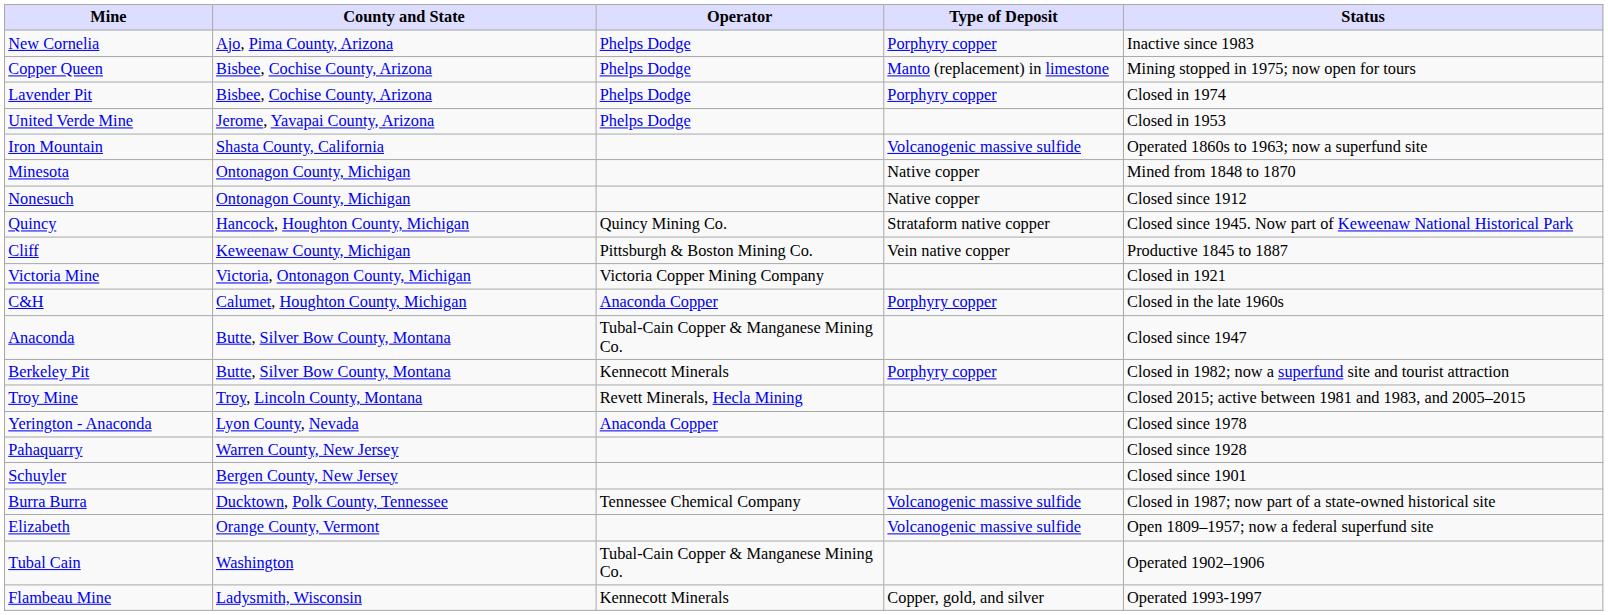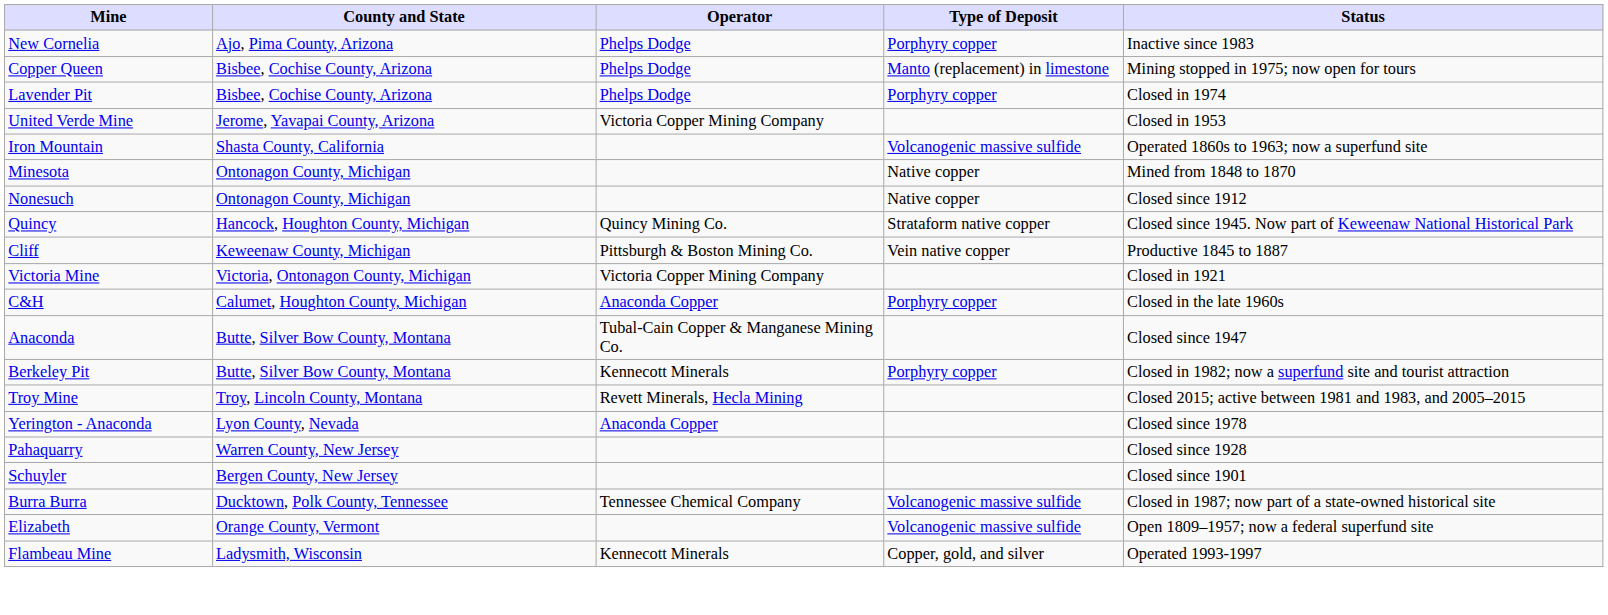(645, 120) Phelps Dodge -> (712, 120) Victoria Copper Mining Company
- row: (44, 562)
